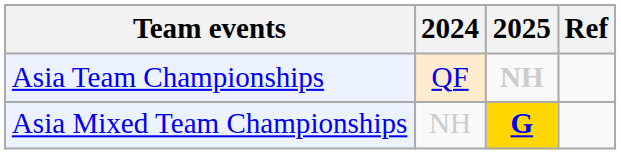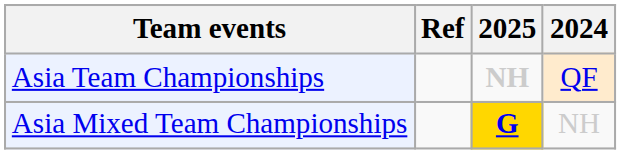columns swapped: (450, 28) <-> (586, 28)
